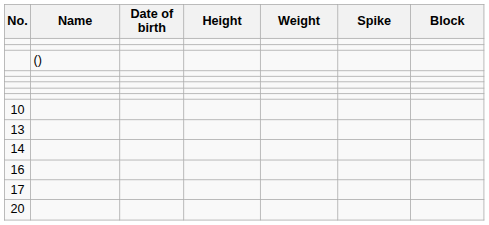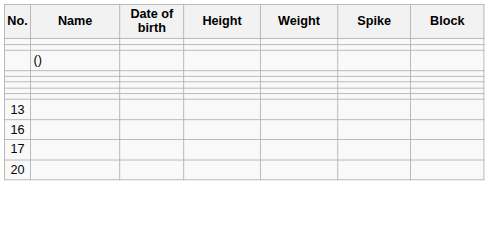- row: (17, 109)
- row: (17, 149)
